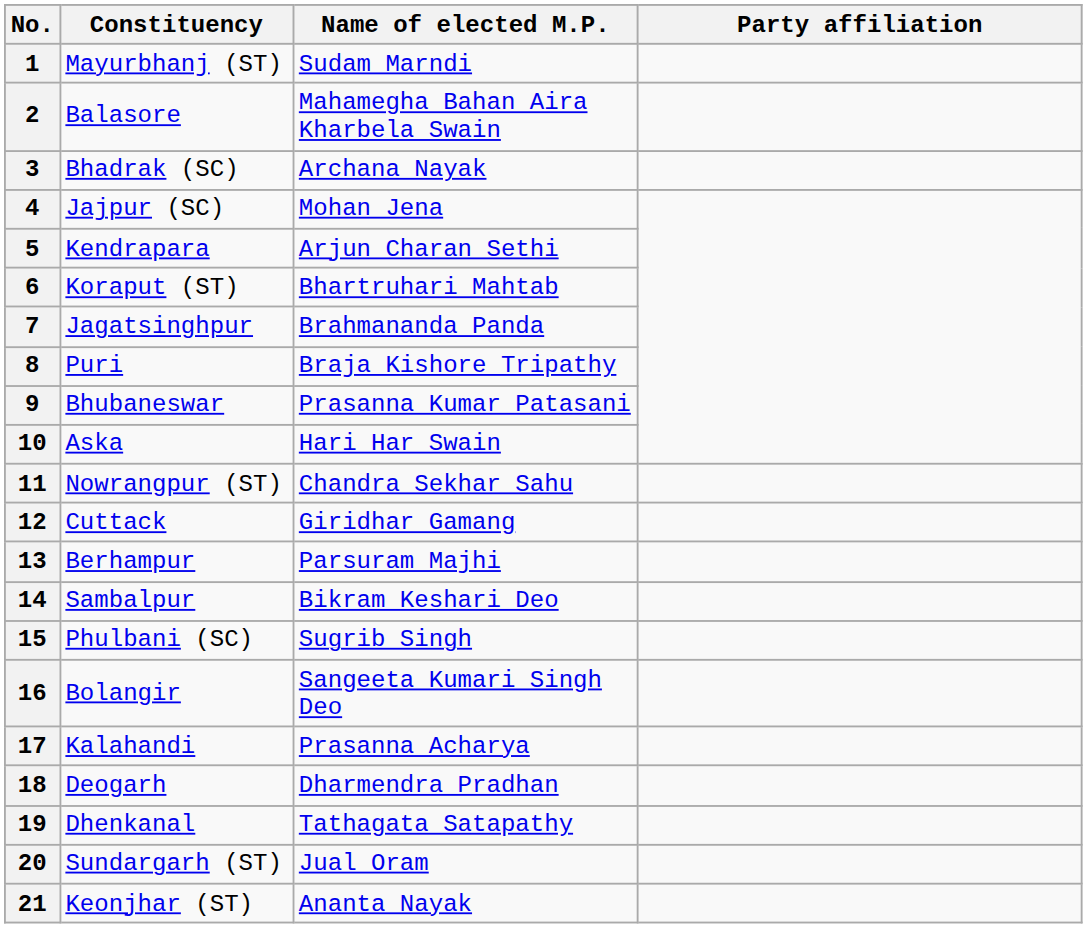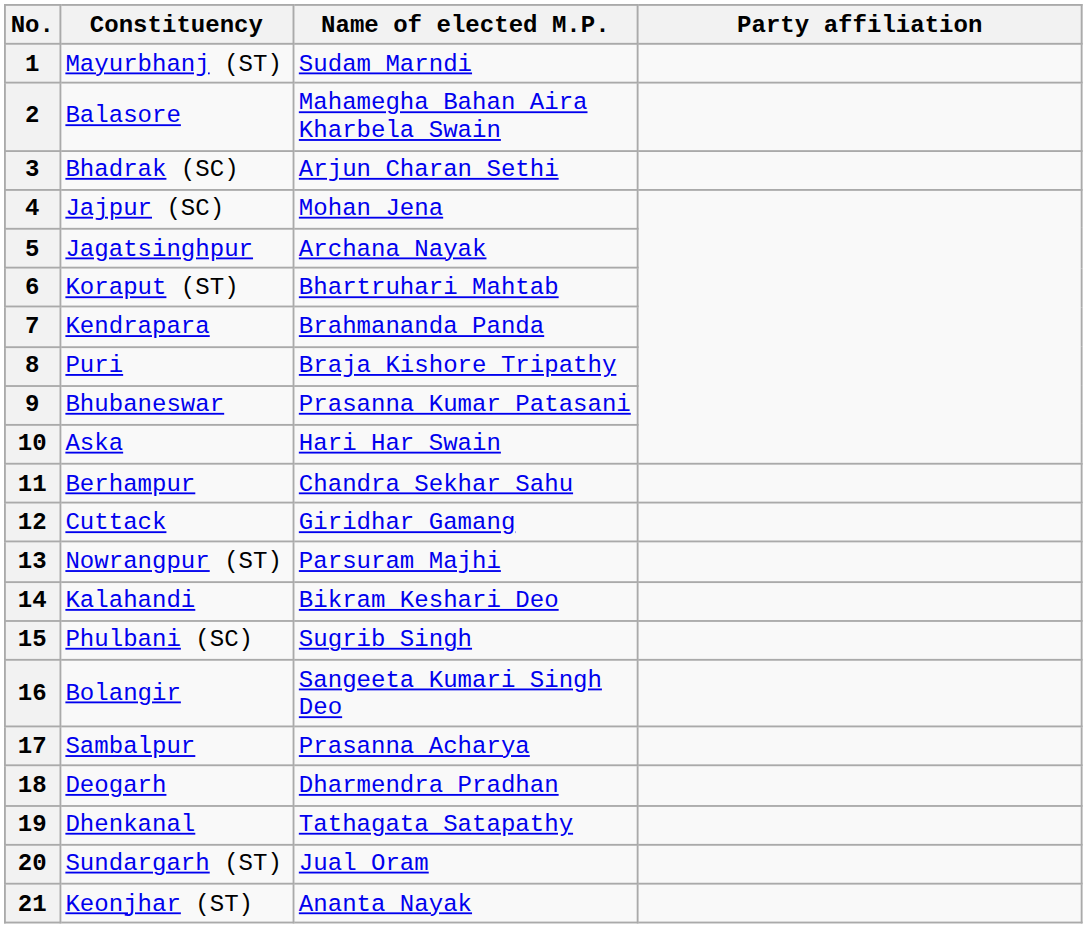(393, 170) Archana Nayak -> (429, 170) Arjun Charan Sethi
(138, 248) Kendrapara -> (159, 248) Jagatsinghpur
(429, 248) Arjun Charan Sethi -> (393, 248) Archana Nayak
(159, 327) Jagatsinghpur -> (138, 327) Kendrapara
(174, 483) Nowrangpur (ST) -> (130, 483) Berhampur
(130, 562) Berhampur -> (174, 562) Nowrangpur (ST)
(130, 601) Sambalpur -> (130, 601) Kalahandi
(130, 746) Kalahandi -> (130, 746) Sambalpur
